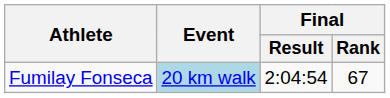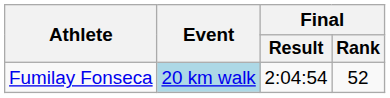(358, 78) 67 -> (358, 78) 52
